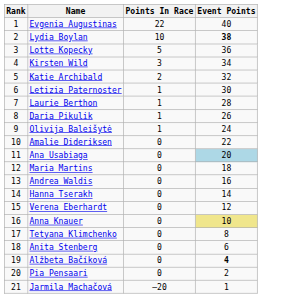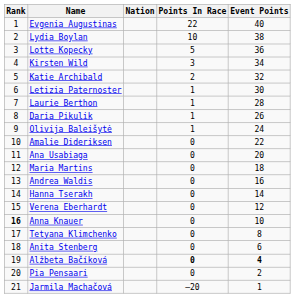+ column: (140, 11)
(226, 37) bold -> (259, 37) normal
(226, 155) lightblue background -> (259, 155) no background
(16, 221) normal -> (16, 221) bold
(226, 221) khaki background -> (259, 221) no background
(159, 260) normal -> (192, 260) bold
